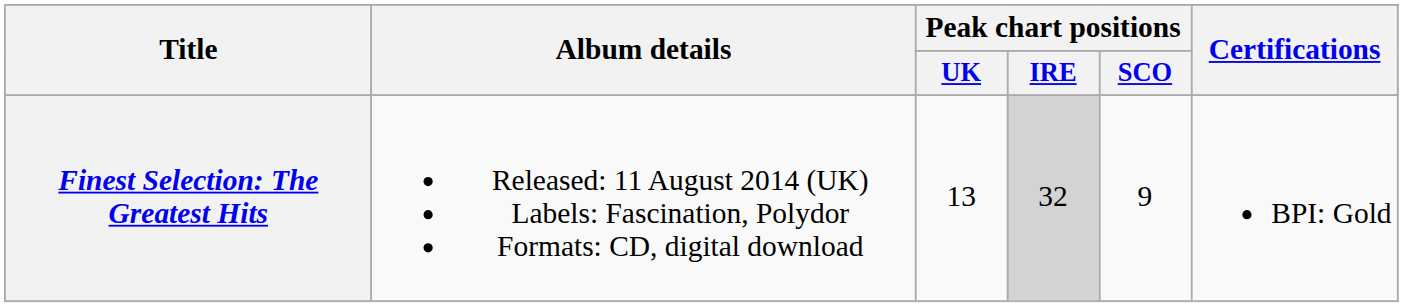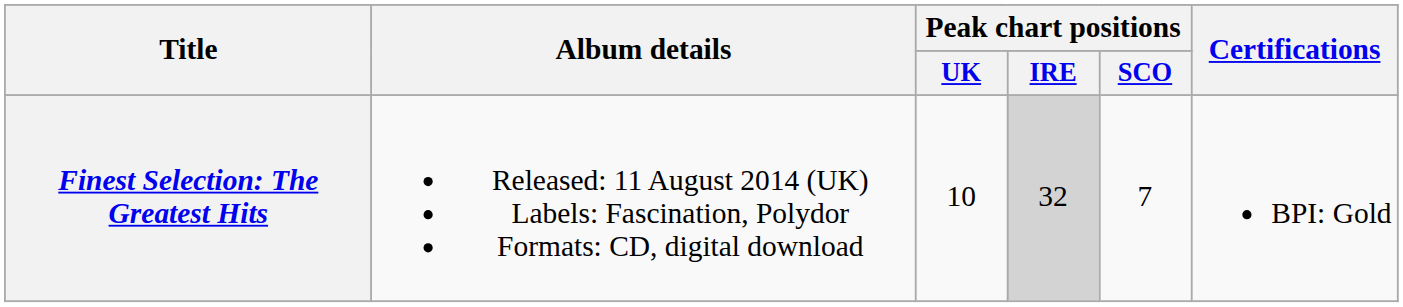(961, 197) 13 -> (961, 197) 10
(1145, 197) 9 -> (1145, 197) 7
